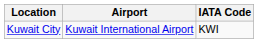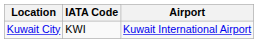columns swapped: (129, 13) <-> (225, 13)
